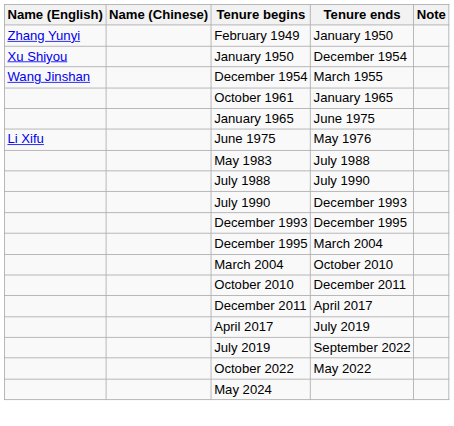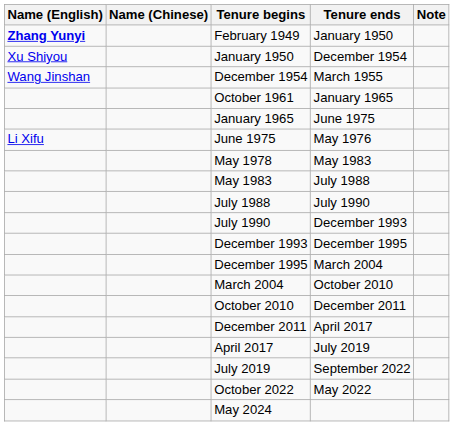(44, 35) normal -> (46, 35) bold
+ row: (243, 160)
